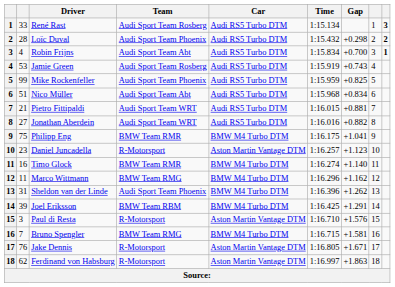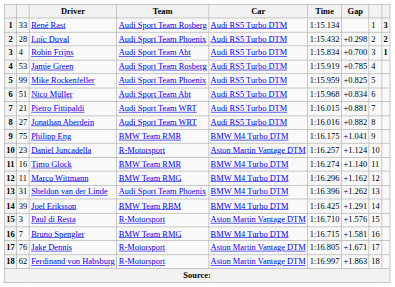(355, 66) +0.743 -> (355, 66) +0.785
(355, 150) +1.123 -> (355, 150) +1.124
